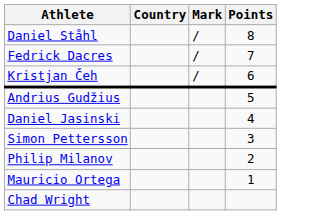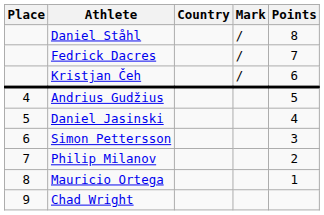+ column: (26, 15)
